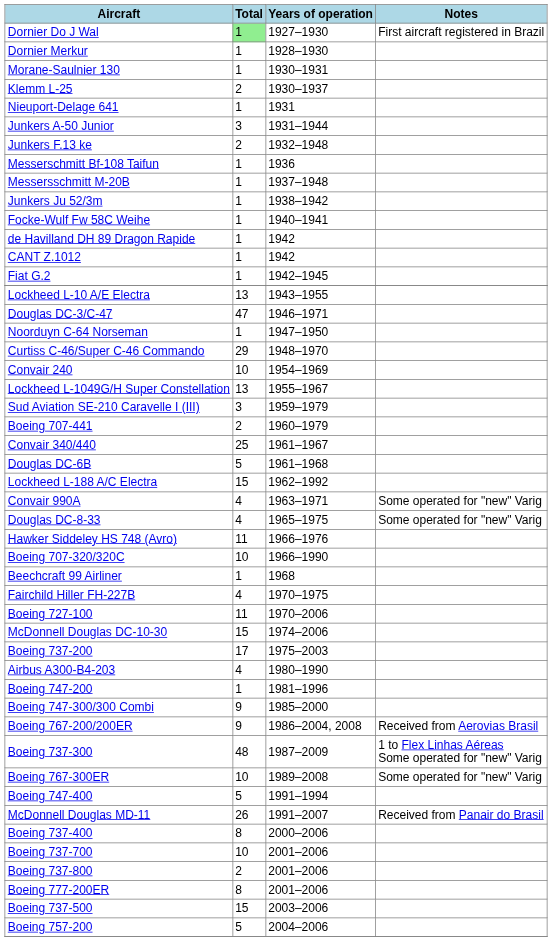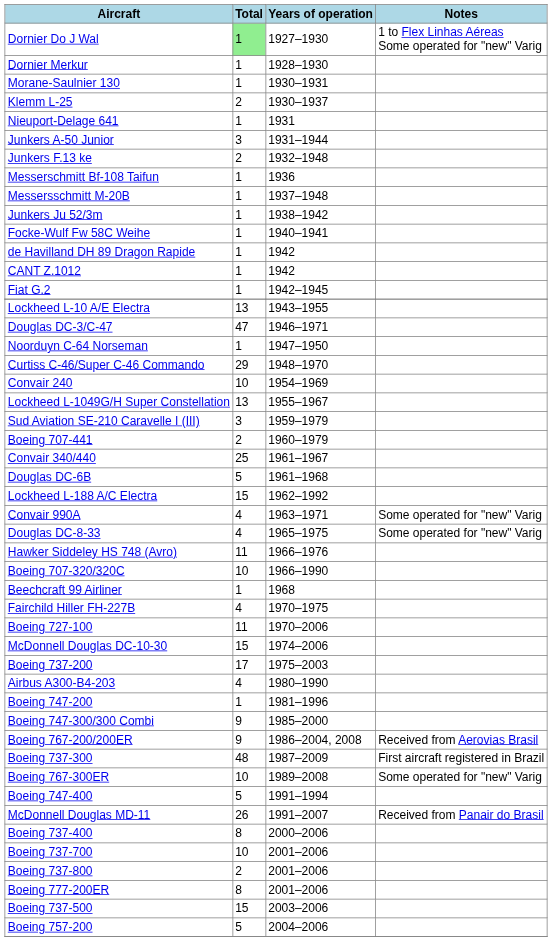(461, 32) First aircraft registered in Brazil -> (460, 39) 1 to Flex Linhas Aéreas Some operated for "new" Varig
(460, 751) 1 to Flex Linhas Aéreas Some operated for "new" Varig -> (461, 758) First aircraft registered in Brazil
